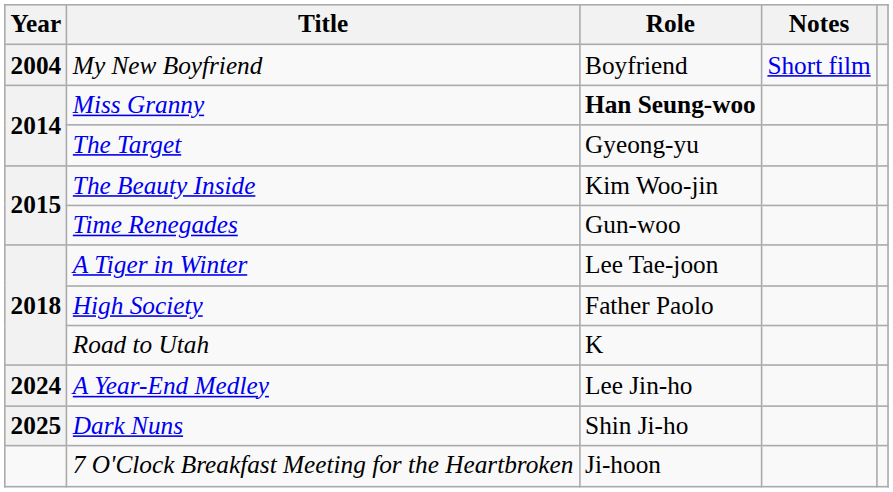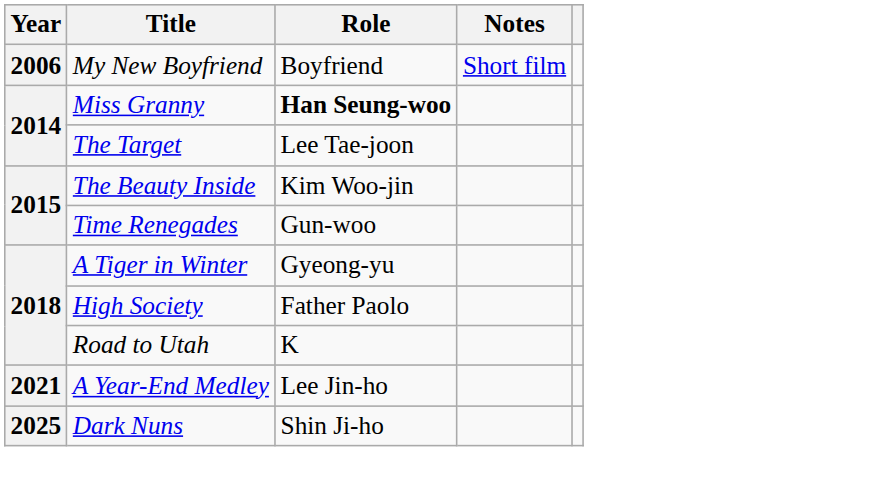(36, 64) 2004 -> (36, 64) 2006
(642, 144) Gyeong-yu -> (347, 144) Lee Tae-joon
(652, 265) Lee Tae-joon -> (337, 265) Gyeong-yu
(36, 385) 2024 -> (36, 385) 2021
- row: (323, 465)
